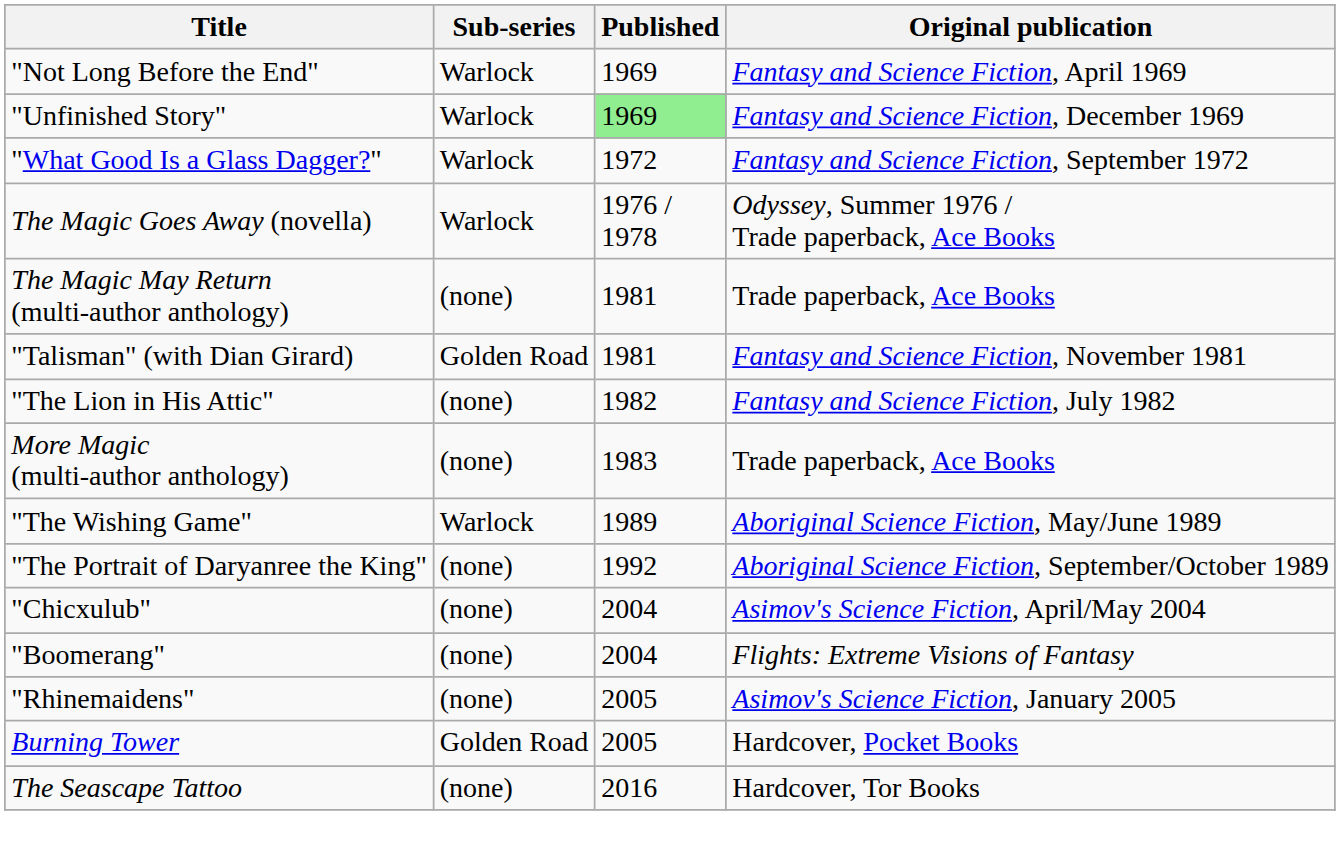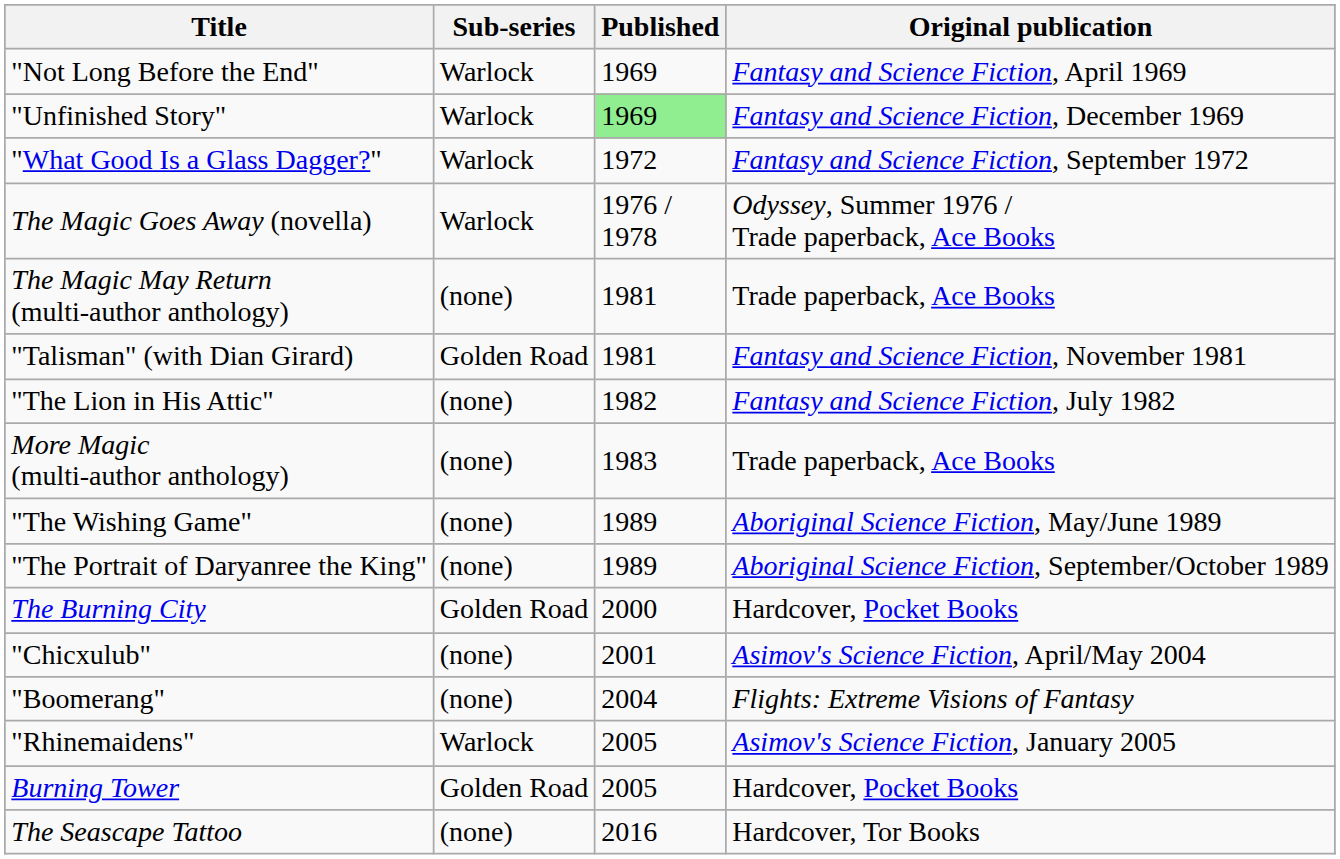(487, 520) Warlock -> (476, 520) (none)
(629, 565) 1992 -> (629, 565) 1989
+ row: (109, 609)
(629, 609) 2004 -> (629, 654) 2001
(476, 698) (none) -> (487, 742) Warlock
